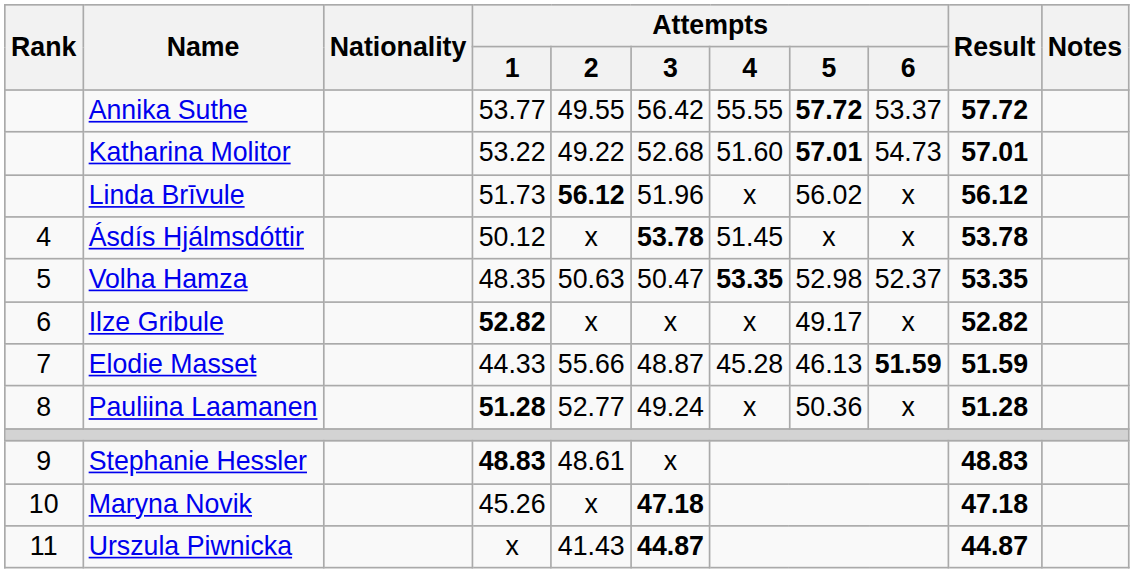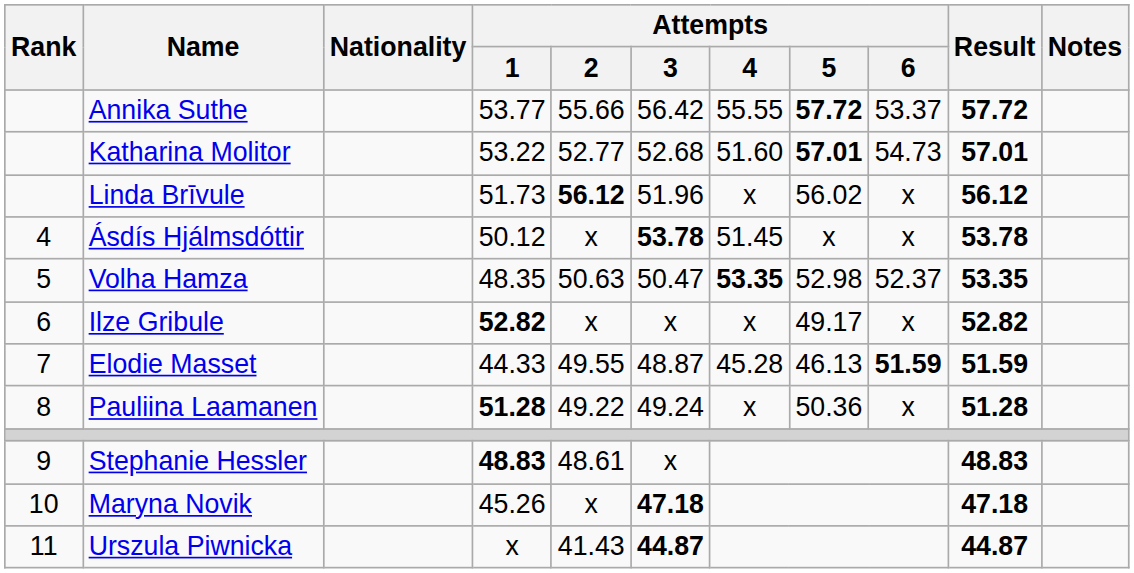(591, 110) 49.55 -> (591, 110) 55.66
(591, 152) 49.22 -> (591, 152) 52.77
(591, 364) 55.66 -> (591, 364) 49.55
(591, 407) 52.77 -> (591, 407) 49.22
